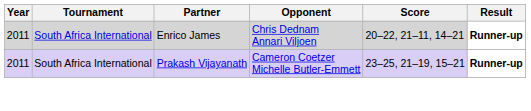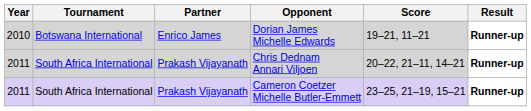+ row: (294, 36)
(188, 36) Enrico James -> (203, 64) Prakash Vijayanath
